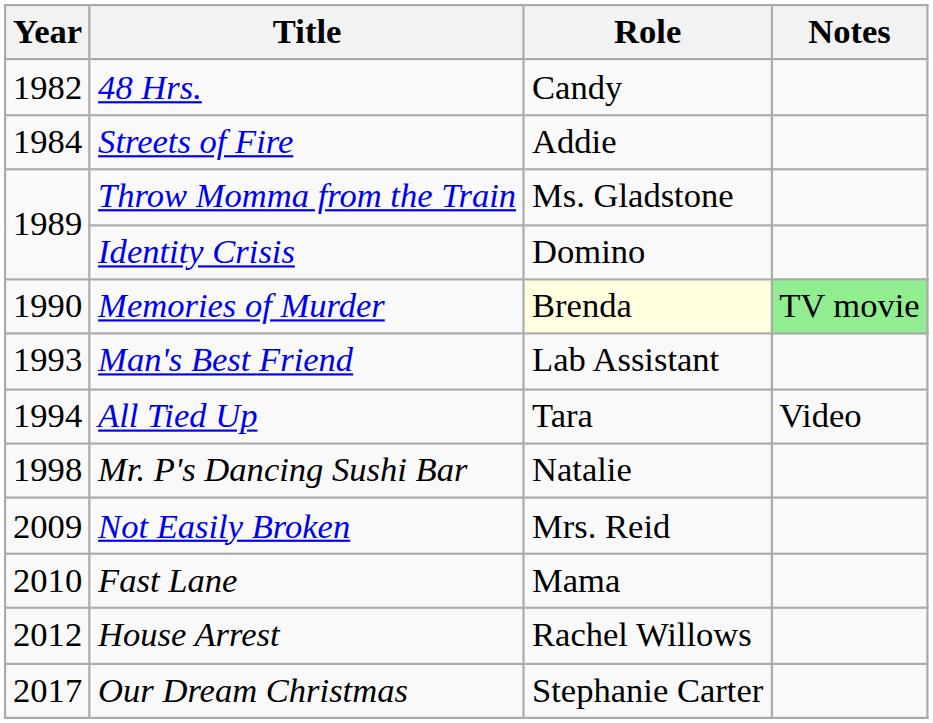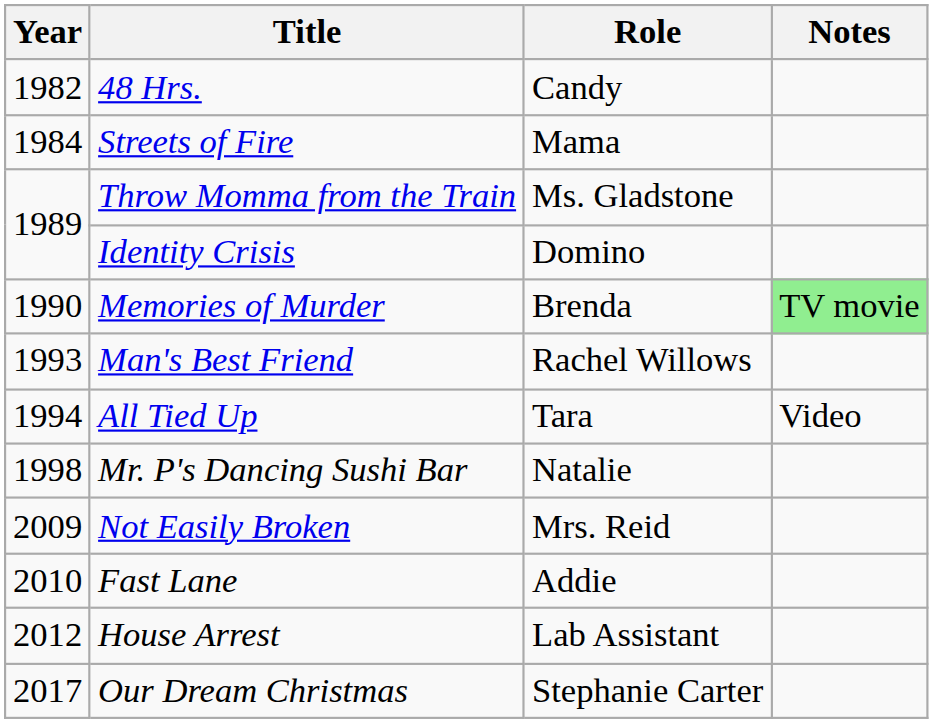(574, 141) Addie -> (576, 141) Mama
(582, 305) lightyellow background -> (582, 305) no background
(626, 360) Lab Assistant -> (642, 360) Rachel Willows
(576, 580) Mama -> (574, 580) Addie
(642, 634) Rachel Willows -> (626, 634) Lab Assistant
